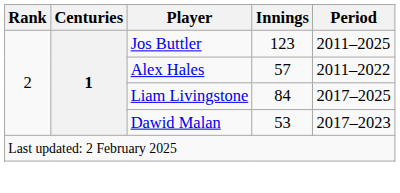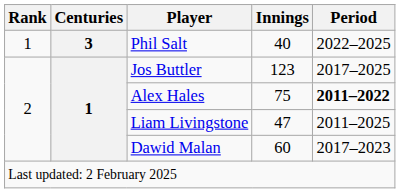+ row: (159, 43)
(353, 43) 2011–2025 -> (354, 69) 2017–2025
(282, 69) 57 -> (282, 95) 75
(353, 69) normal -> (353, 95) bold
(282, 95) 84 -> (282, 122) 47
(354, 95) 2017–2025 -> (353, 122) 2011–2025
(282, 122) 53 -> (282, 148) 60
